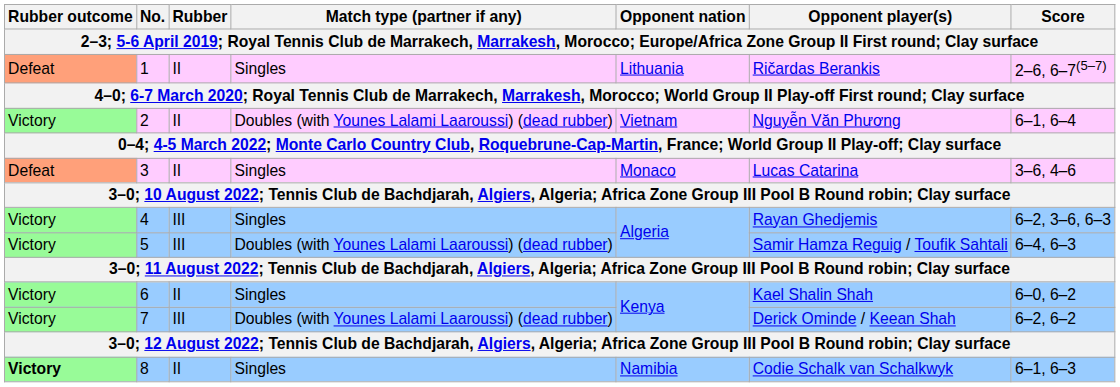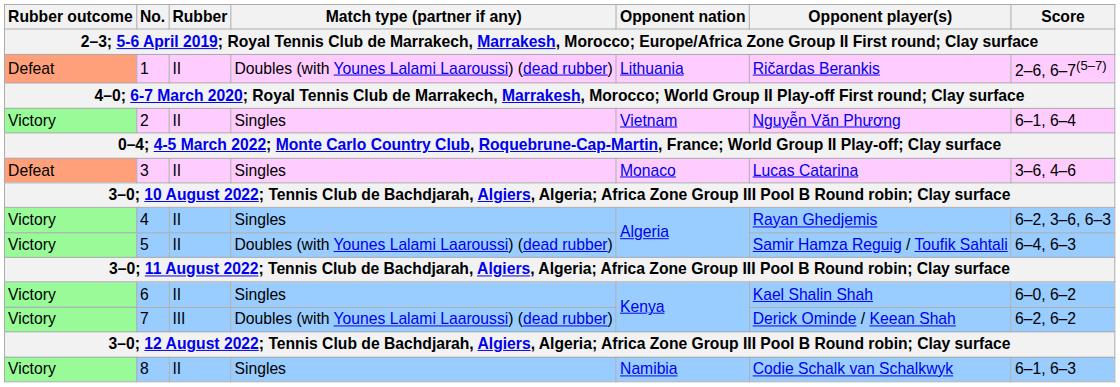(260, 68) Singles -> (424, 68) Doubles (with Younes Lalami Laaroussi) (dead rubber)
(424, 120) Doubles (with Younes Lalami Laaroussi) (dead rubber) -> (260, 120) Singles
(179, 220) III -> (177, 220) II
(179, 244) III -> (177, 244) II
(35, 369) bold -> (32, 369) normal
